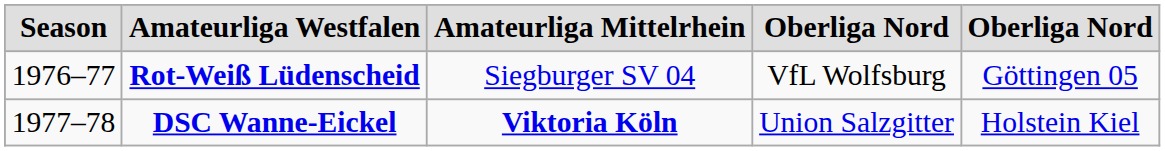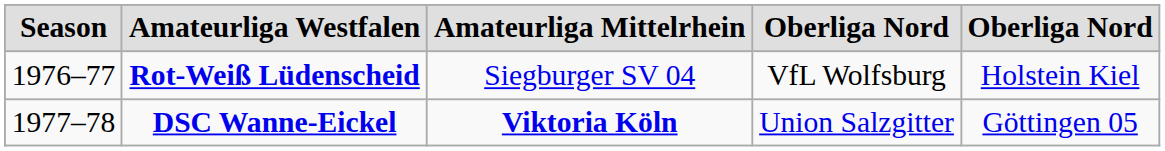(1060, 74) Göttingen 05 -> (1060, 74) Holstein Kiel
(1060, 121) Holstein Kiel -> (1060, 121) Göttingen 05
